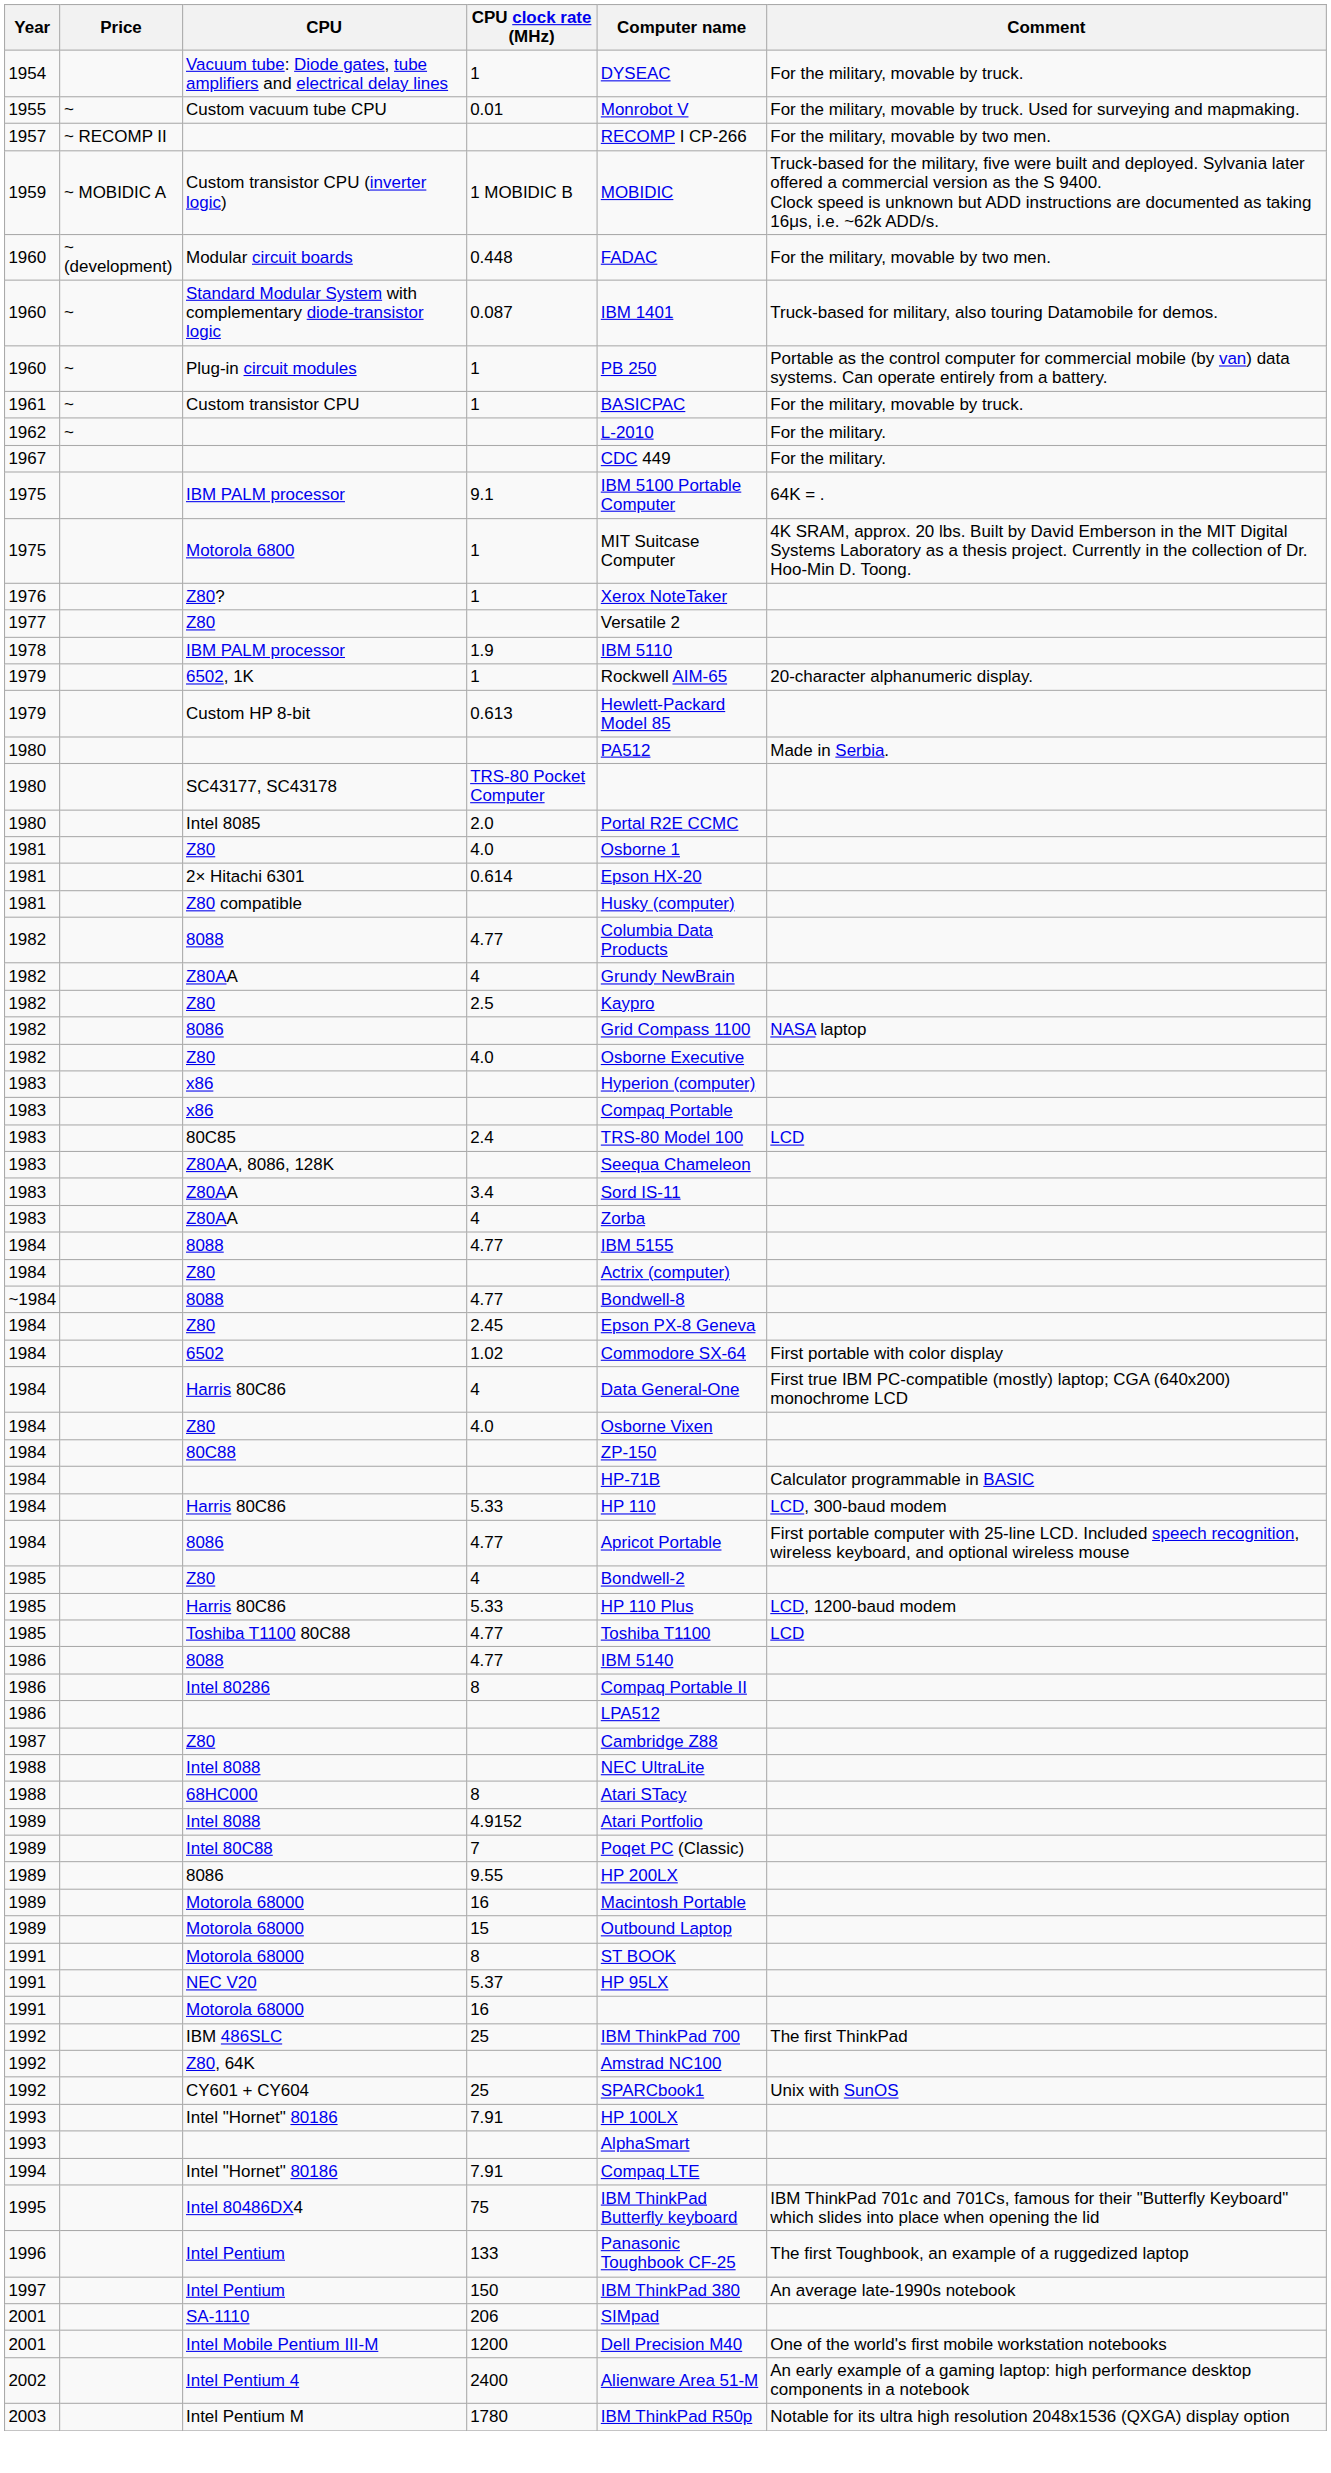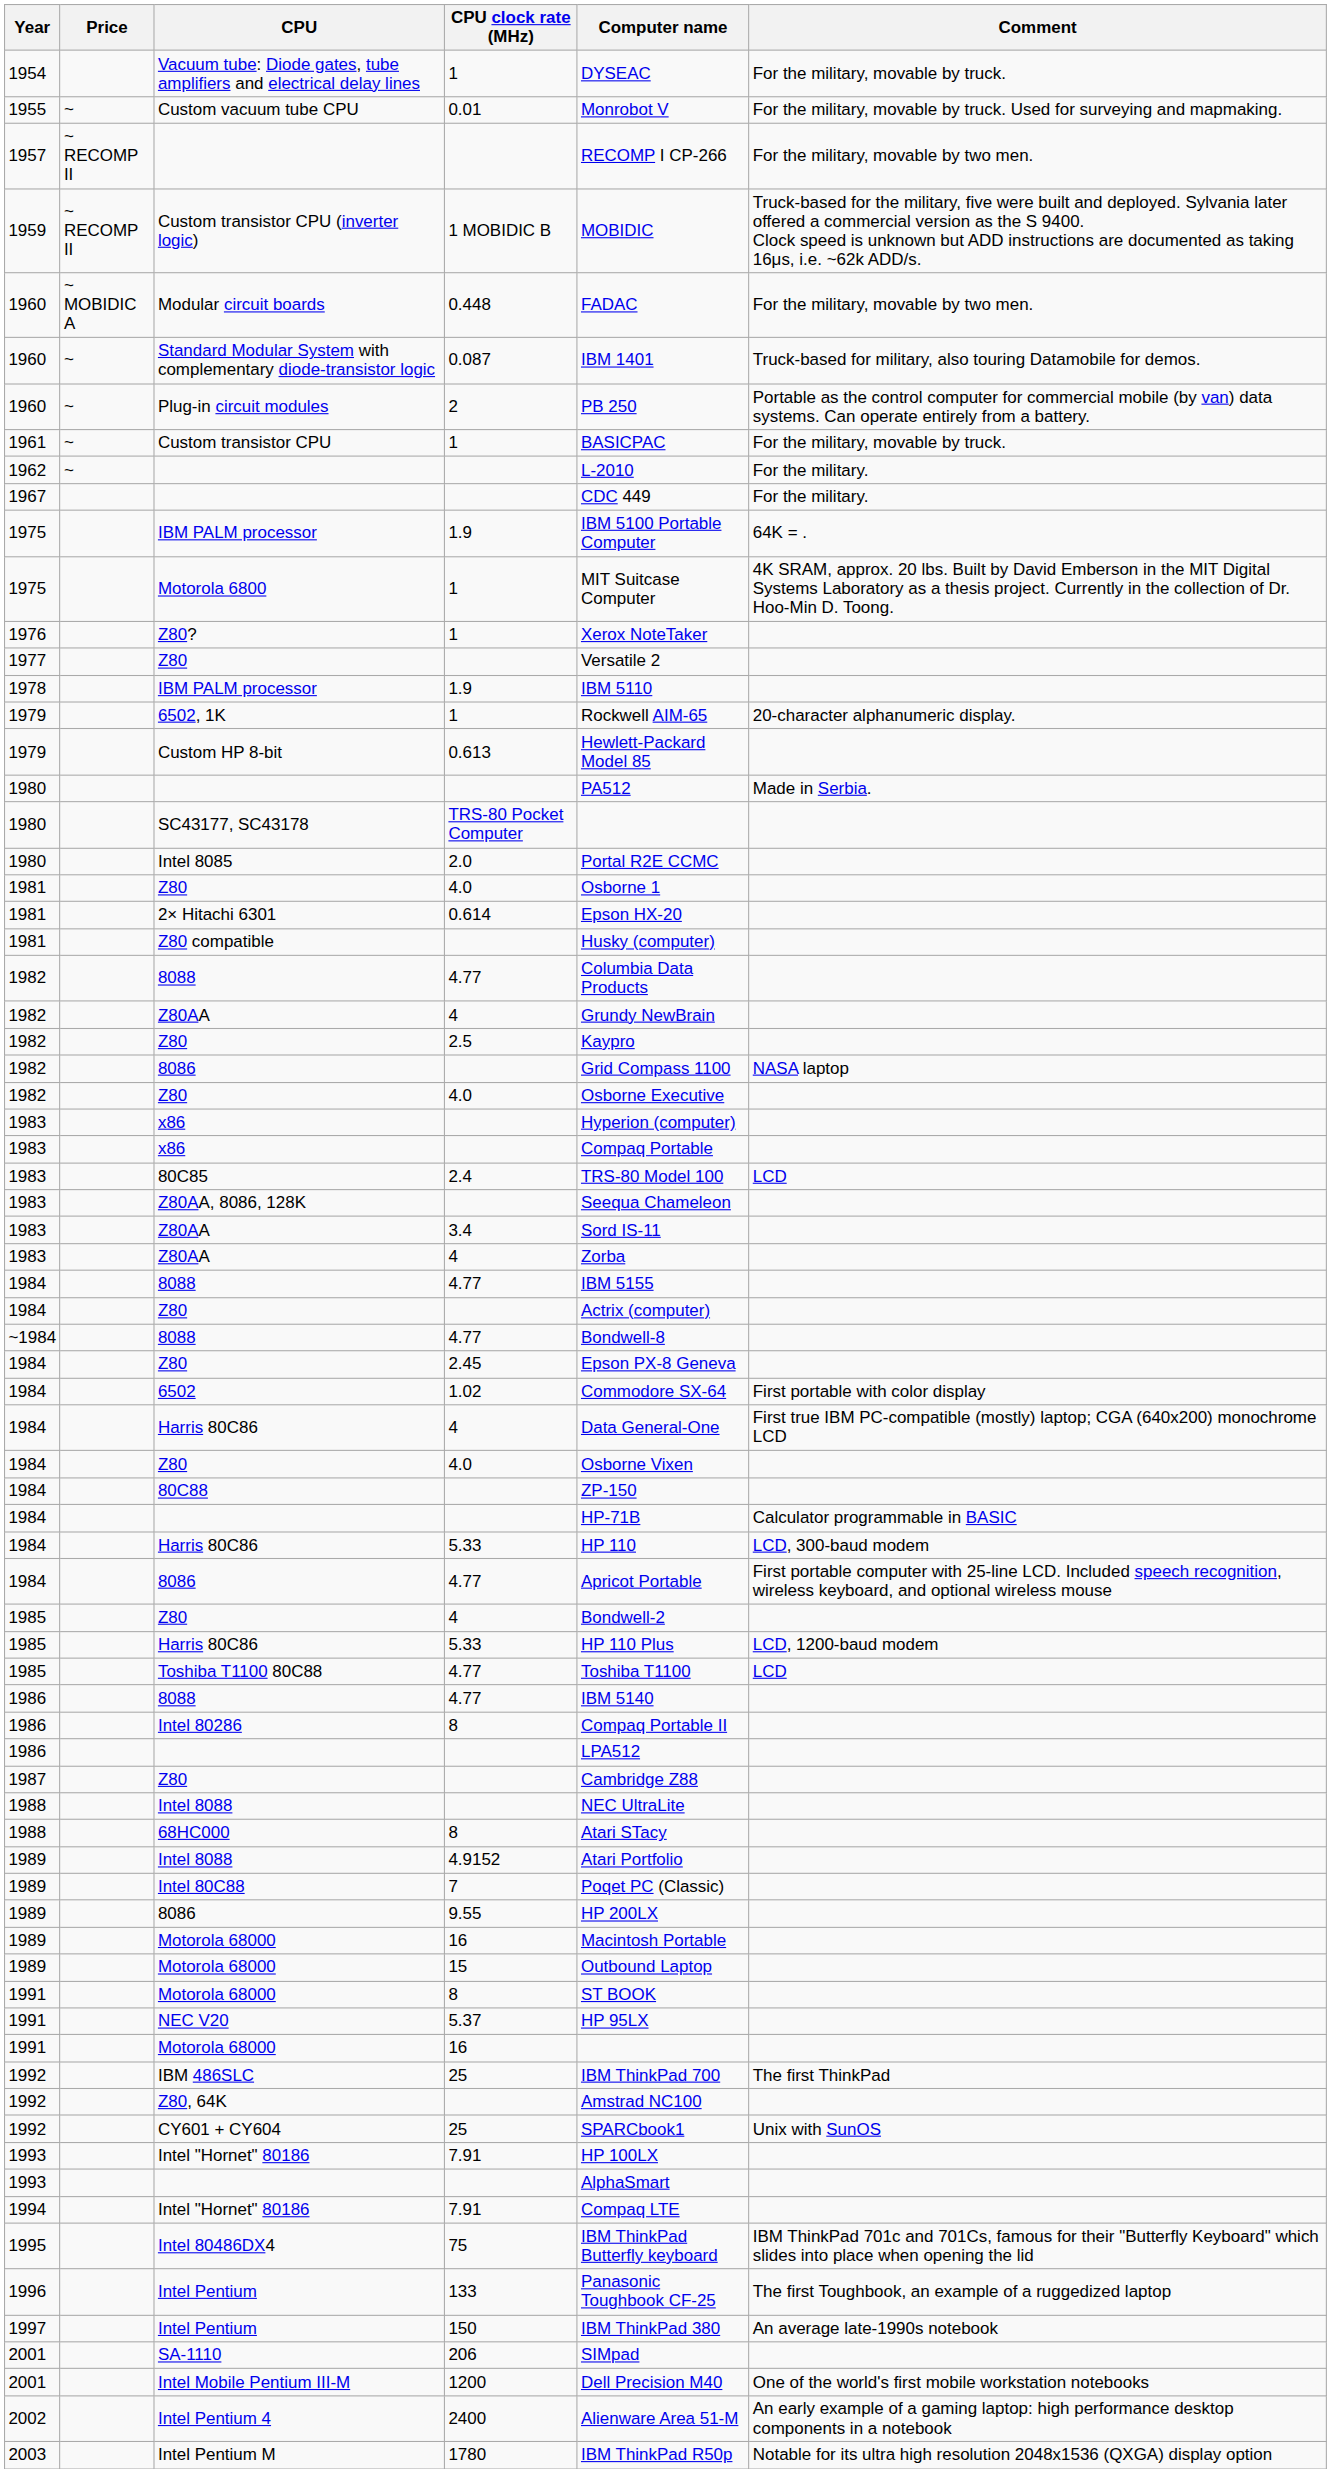(115, 192) ~ MOBIDIC A -> (101, 230) ~ RECOMP II
(118, 257) ~ (development) -> (100, 305) ~ MOBIDIC A
(475, 368) 1 -> (453, 406) 2
(482, 495) 9.1 -> (460, 533) 1.9
